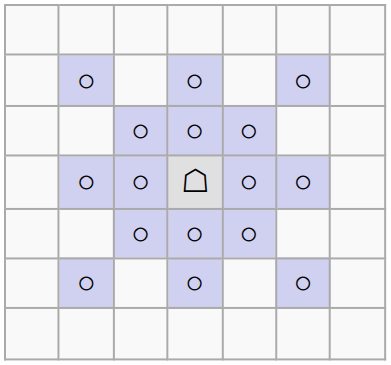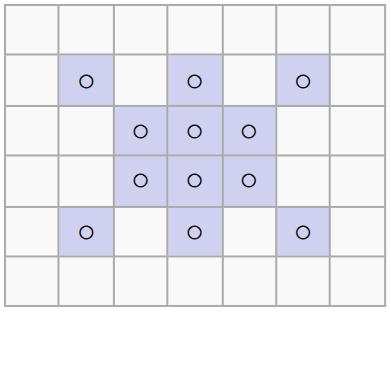- row: (86, 181)
